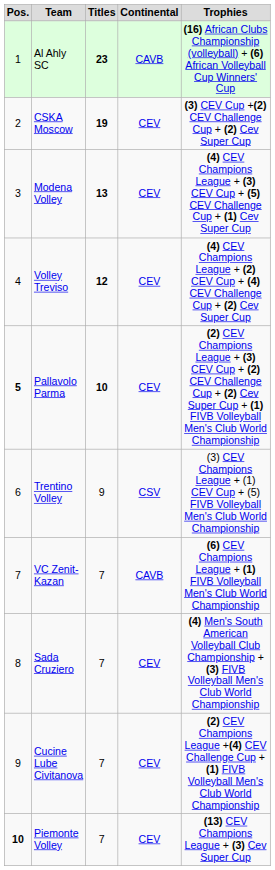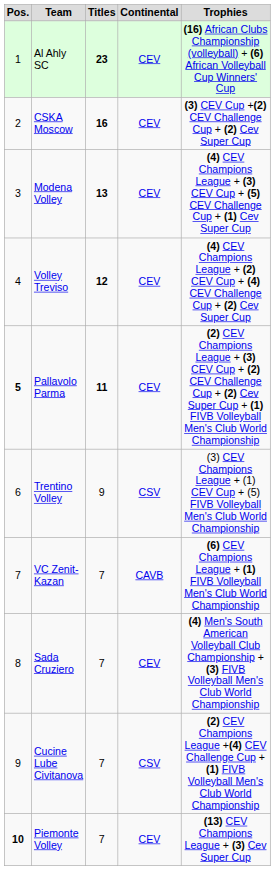(149, 59) CAVB -> (149, 59) CEV
(102, 123) 19 -> (102, 123) 16
(102, 387) 10 -> (102, 387) 11
(149, 763) CEV -> (149, 763) CSV
